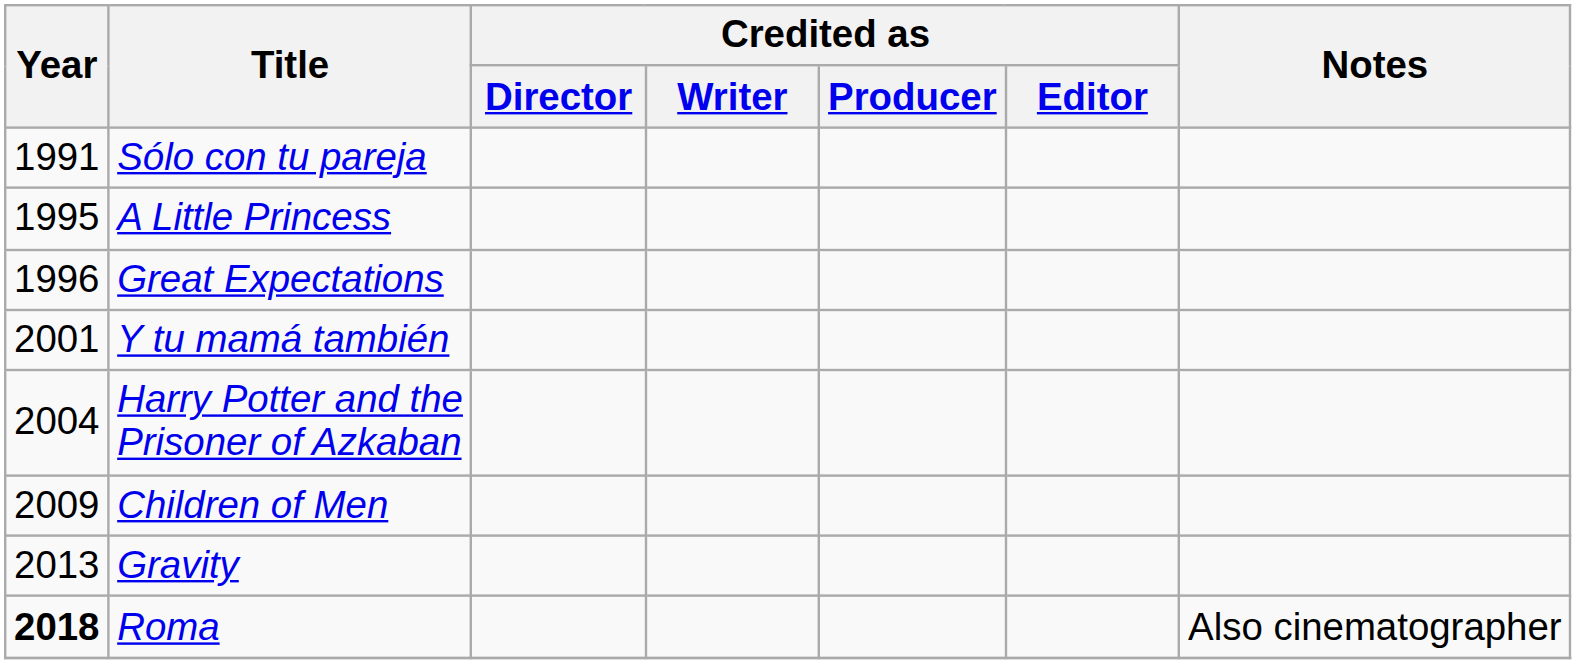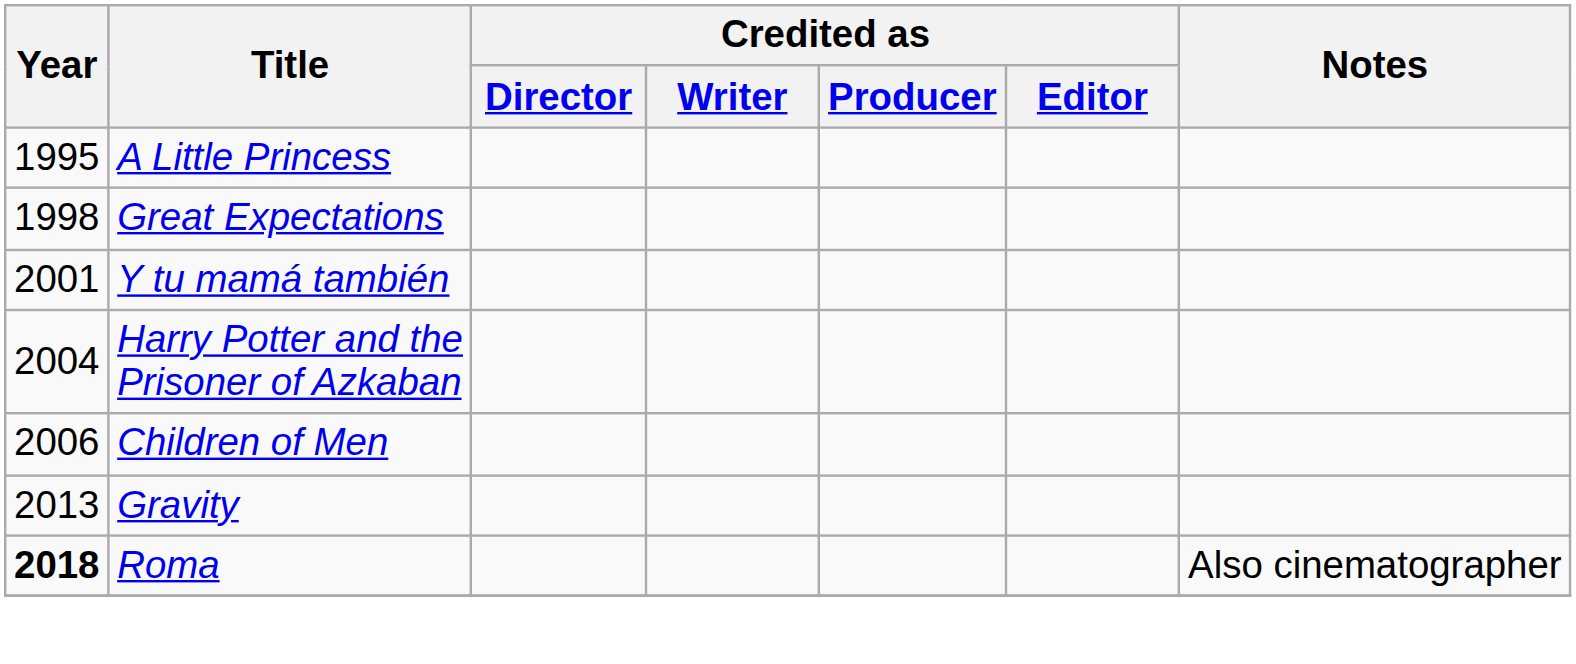- row: (272, 156)
(57, 278) 1996 -> (57, 217) 1998
(57, 504) 2009 -> (57, 443) 2006
